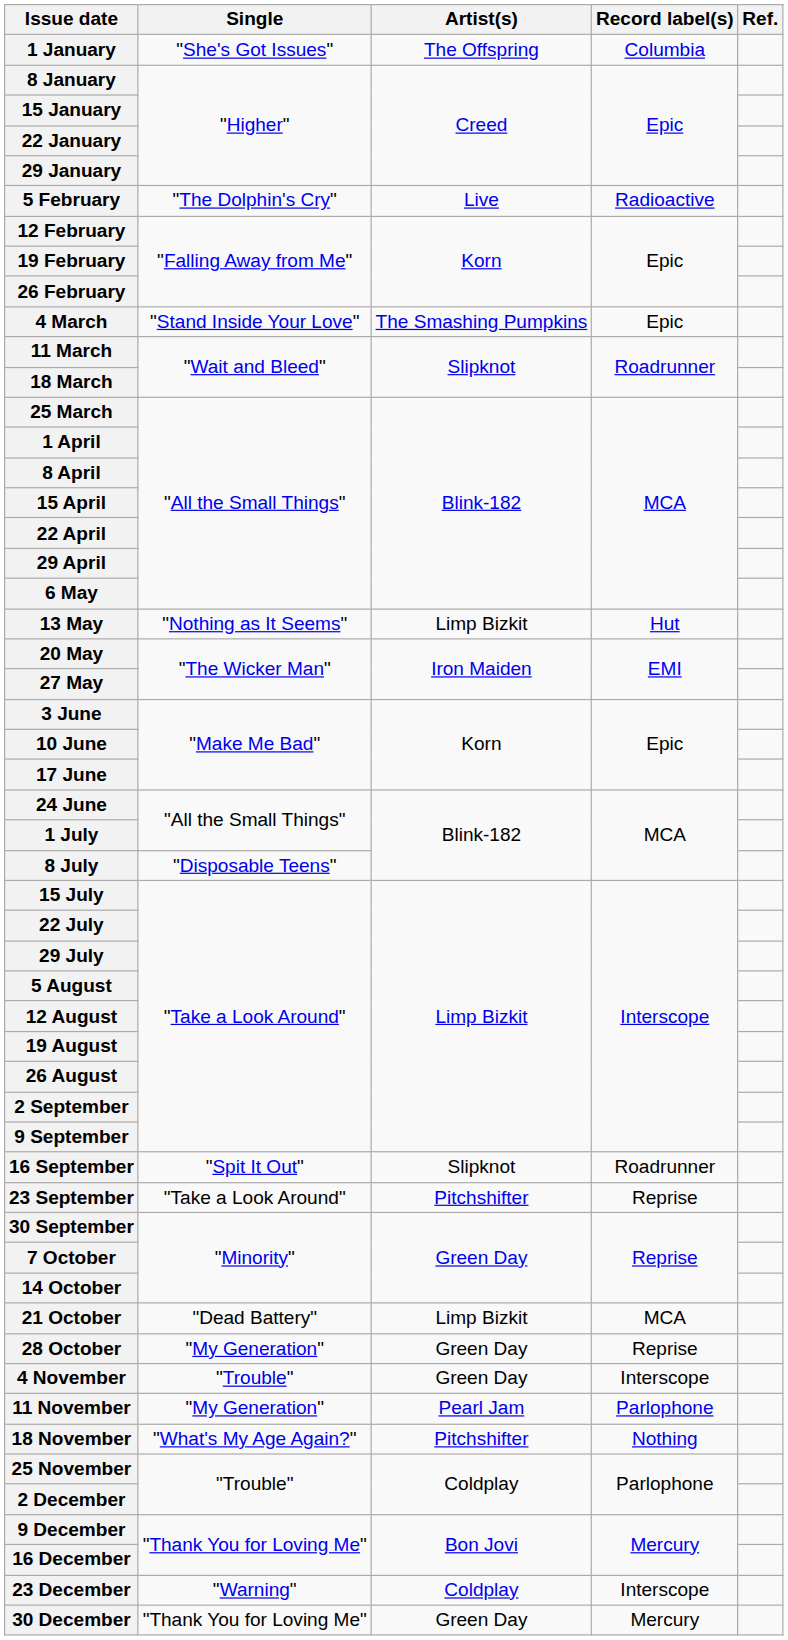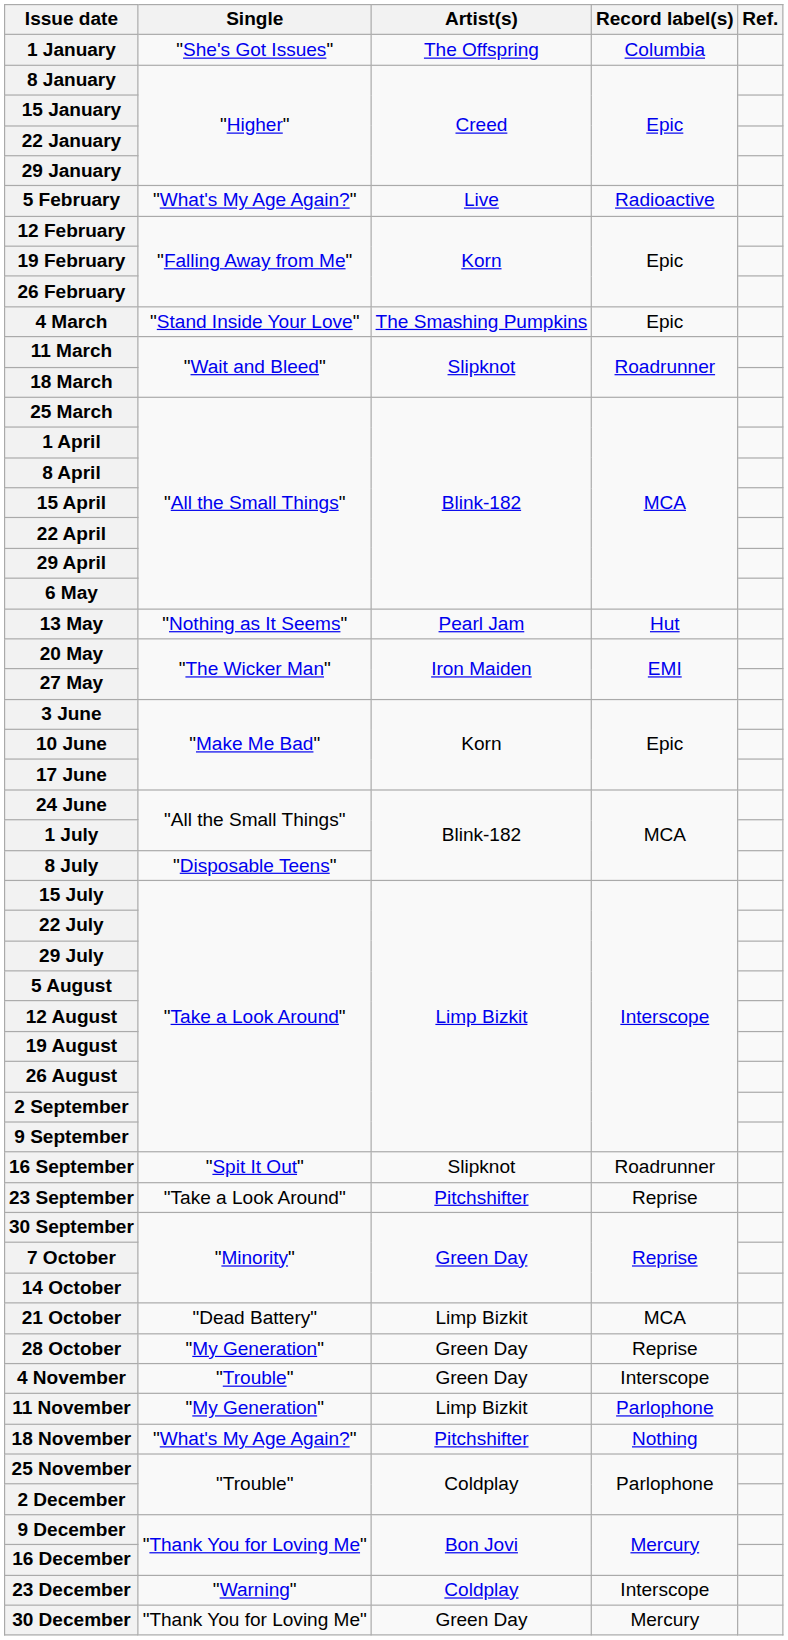(255, 200) "The Dolphin's Cry" -> (255, 200) "What's My Age Again?"
(481, 623) Limp Bizkit -> (481, 623) Pearl Jam
(481, 1408) Pearl Jam -> (481, 1408) Limp Bizkit
